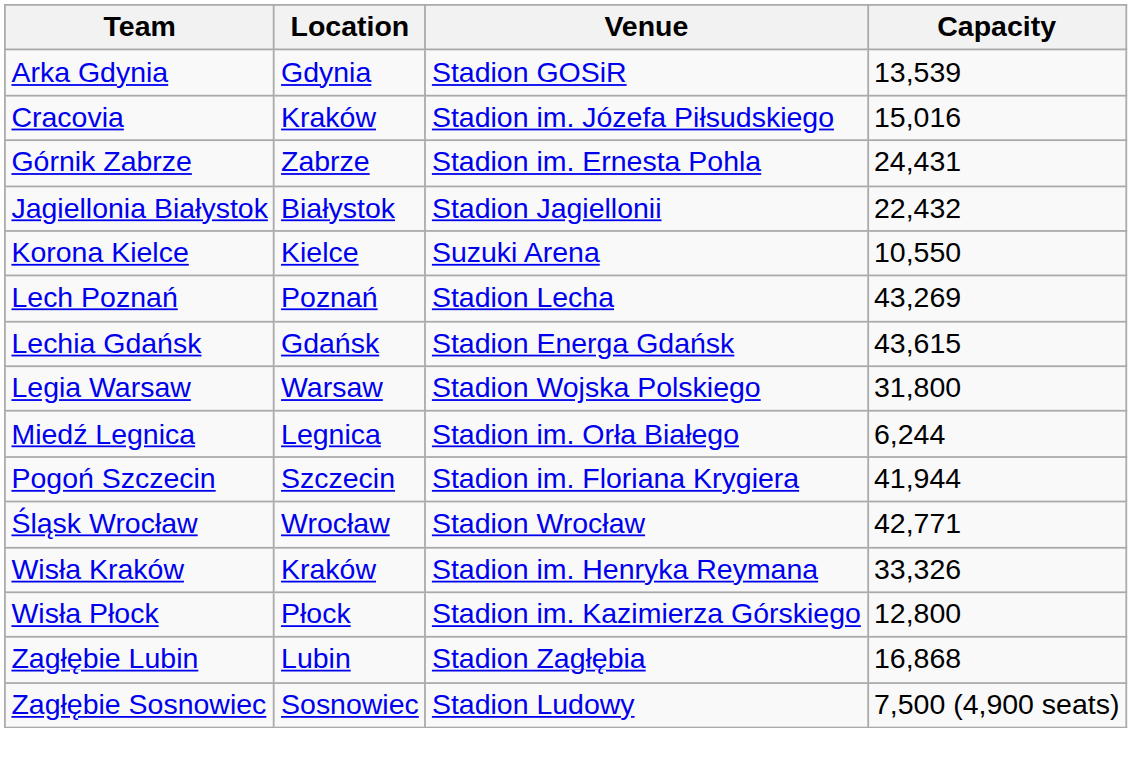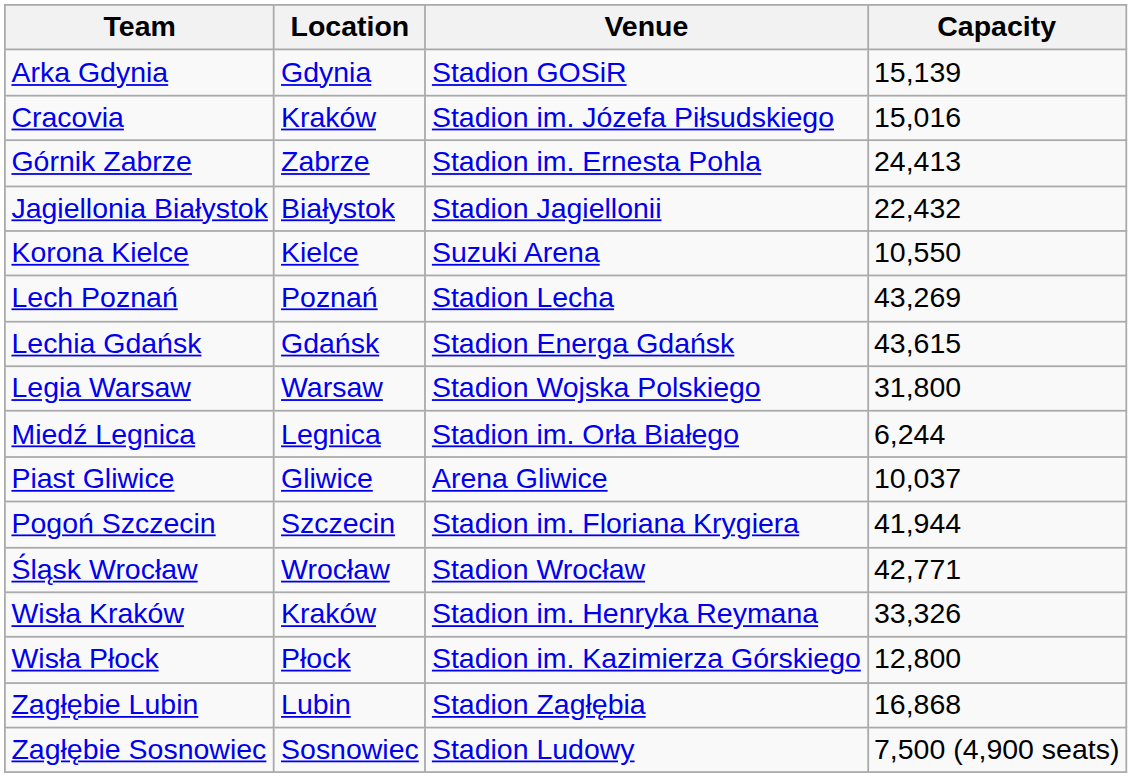(918, 72) 13,539 -> (918, 72) 15,139
(918, 162) 24,431 -> (918, 162) 24,413
+ row: (93, 478)
